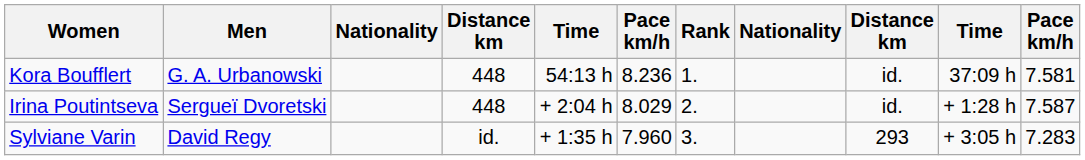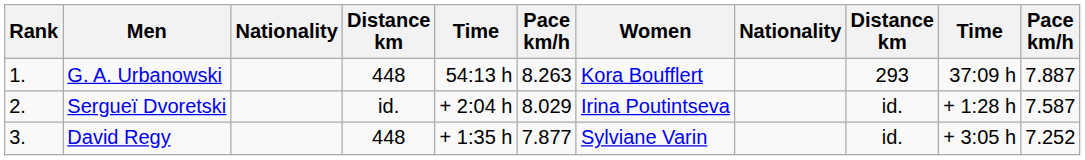columns swapped: (705, 31) <-> (84, 31)
(647, 74) 8.236 -> (547, 74) 8.263
(892, 74) id. -> (892, 74) 293
(1050, 74) 7.581 -> (1050, 74) 7.887
(489, 106) 448 -> (389, 106) id.
(489, 138) id. -> (389, 138) 448
(647, 138) 7.960 -> (547, 138) 7.877
(892, 138) 293 -> (892, 138) id.
(1050, 138) 7.283 -> (1050, 138) 7.252
